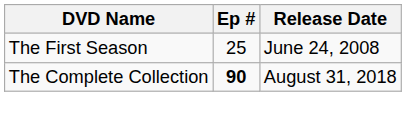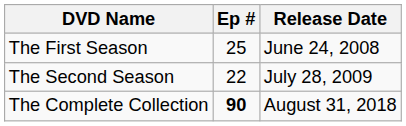+ row: (91, 76)
